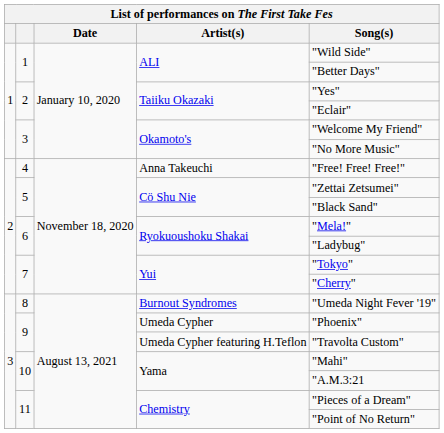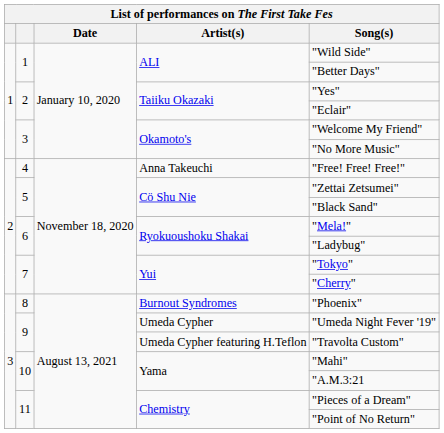(374, 303) "Umeda Night Fever '19" -> (337, 303) "Phoenix"
(337, 322) "Phoenix" -> (374, 322) "Umeda Night Fever '19"
